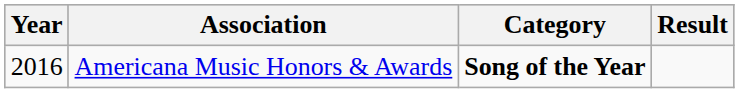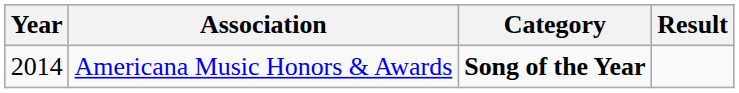(37, 66) 2016 -> (37, 66) 2014
